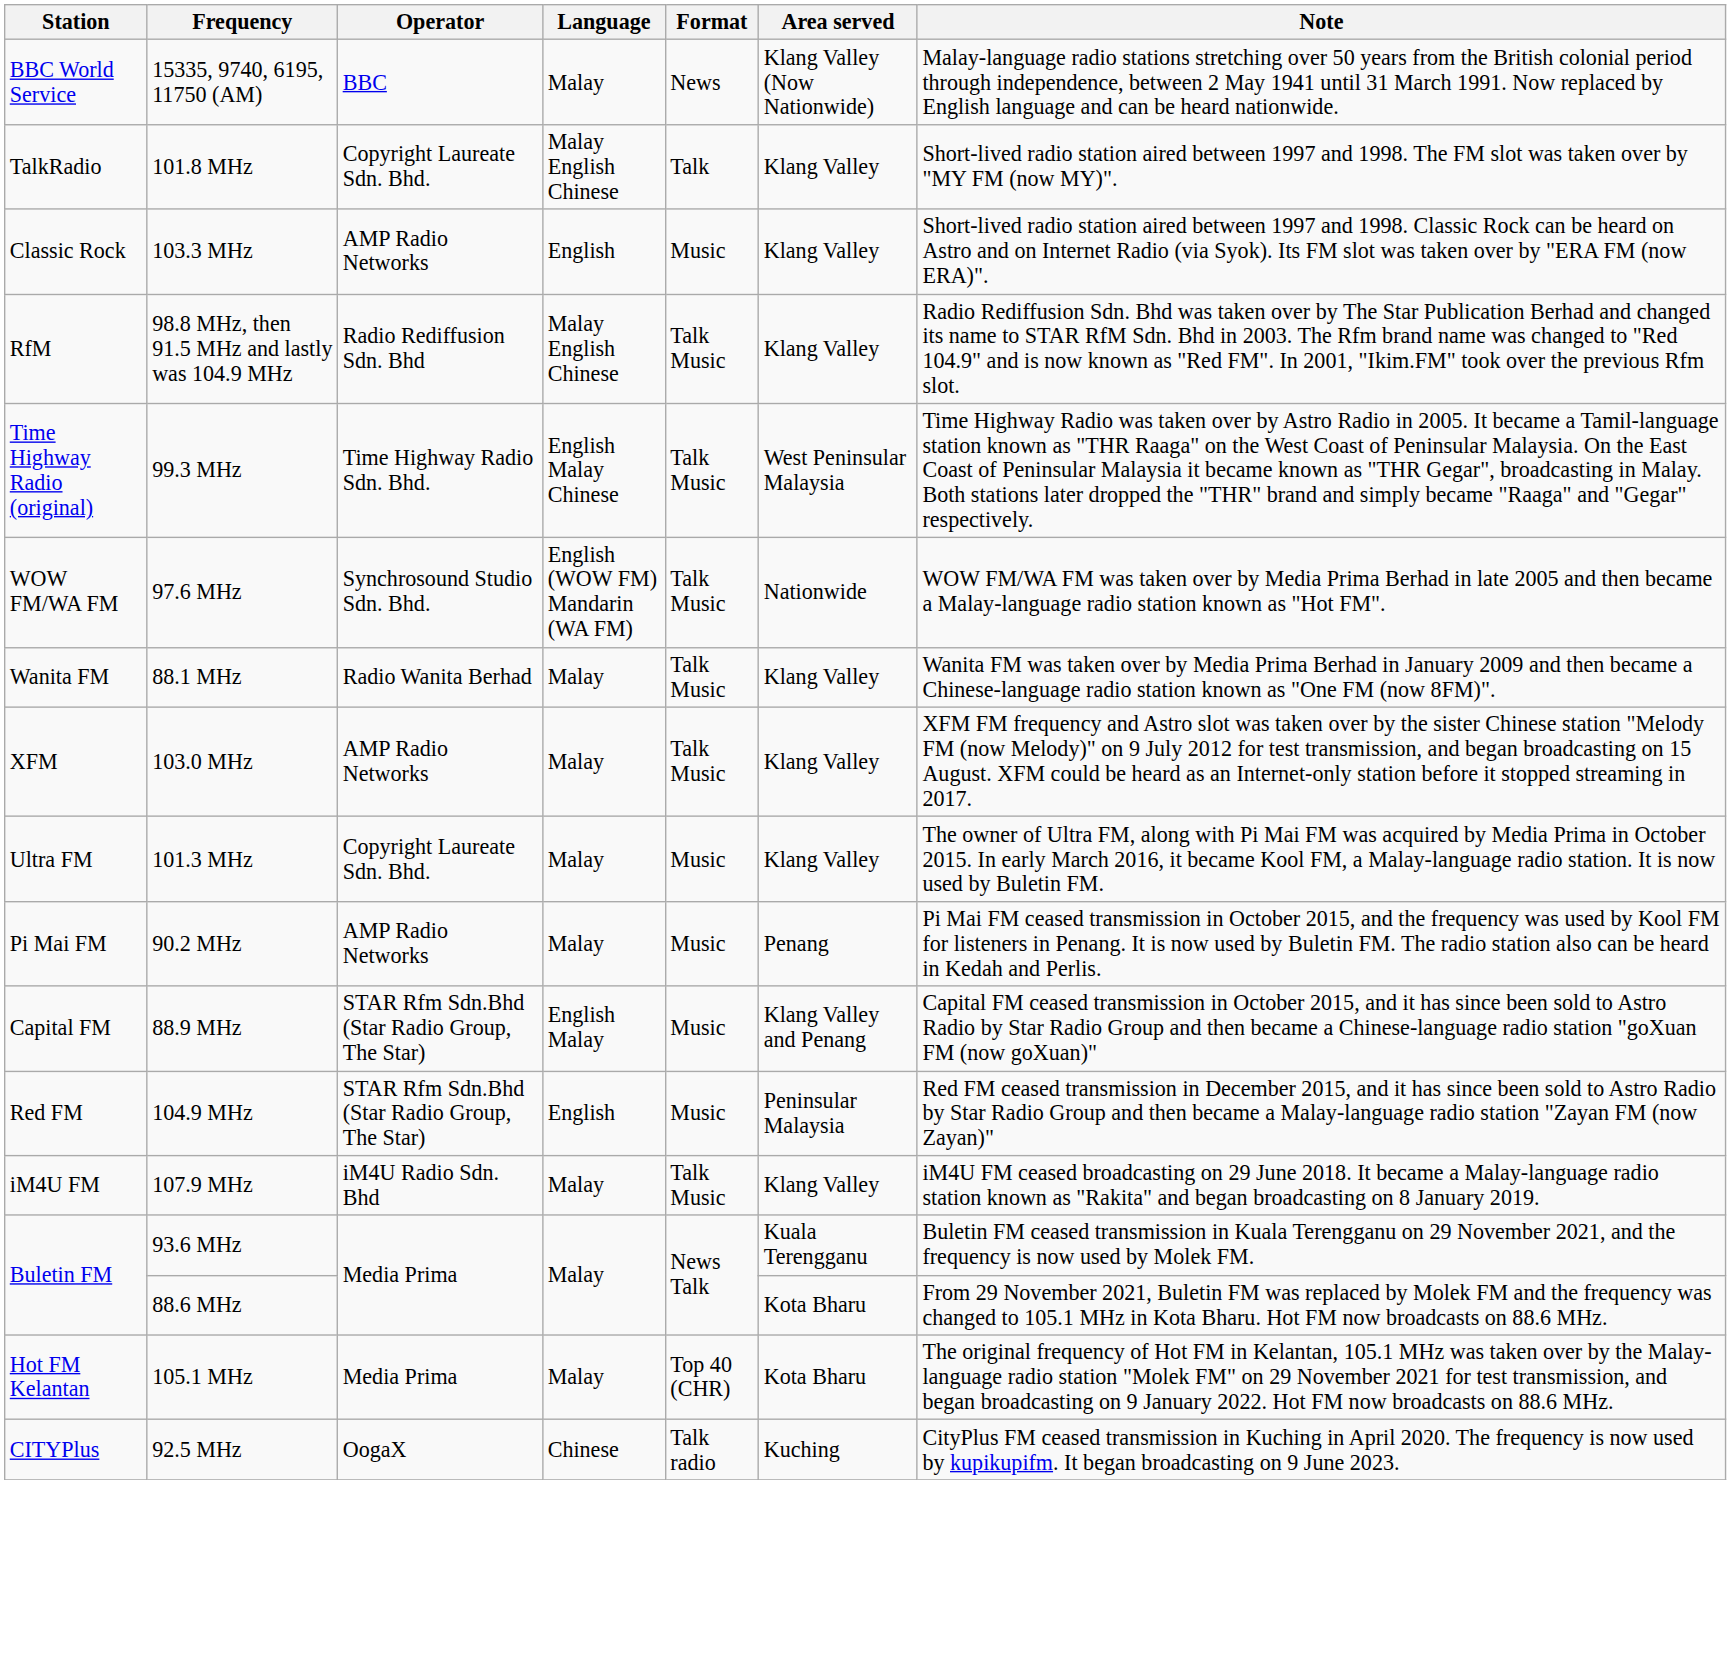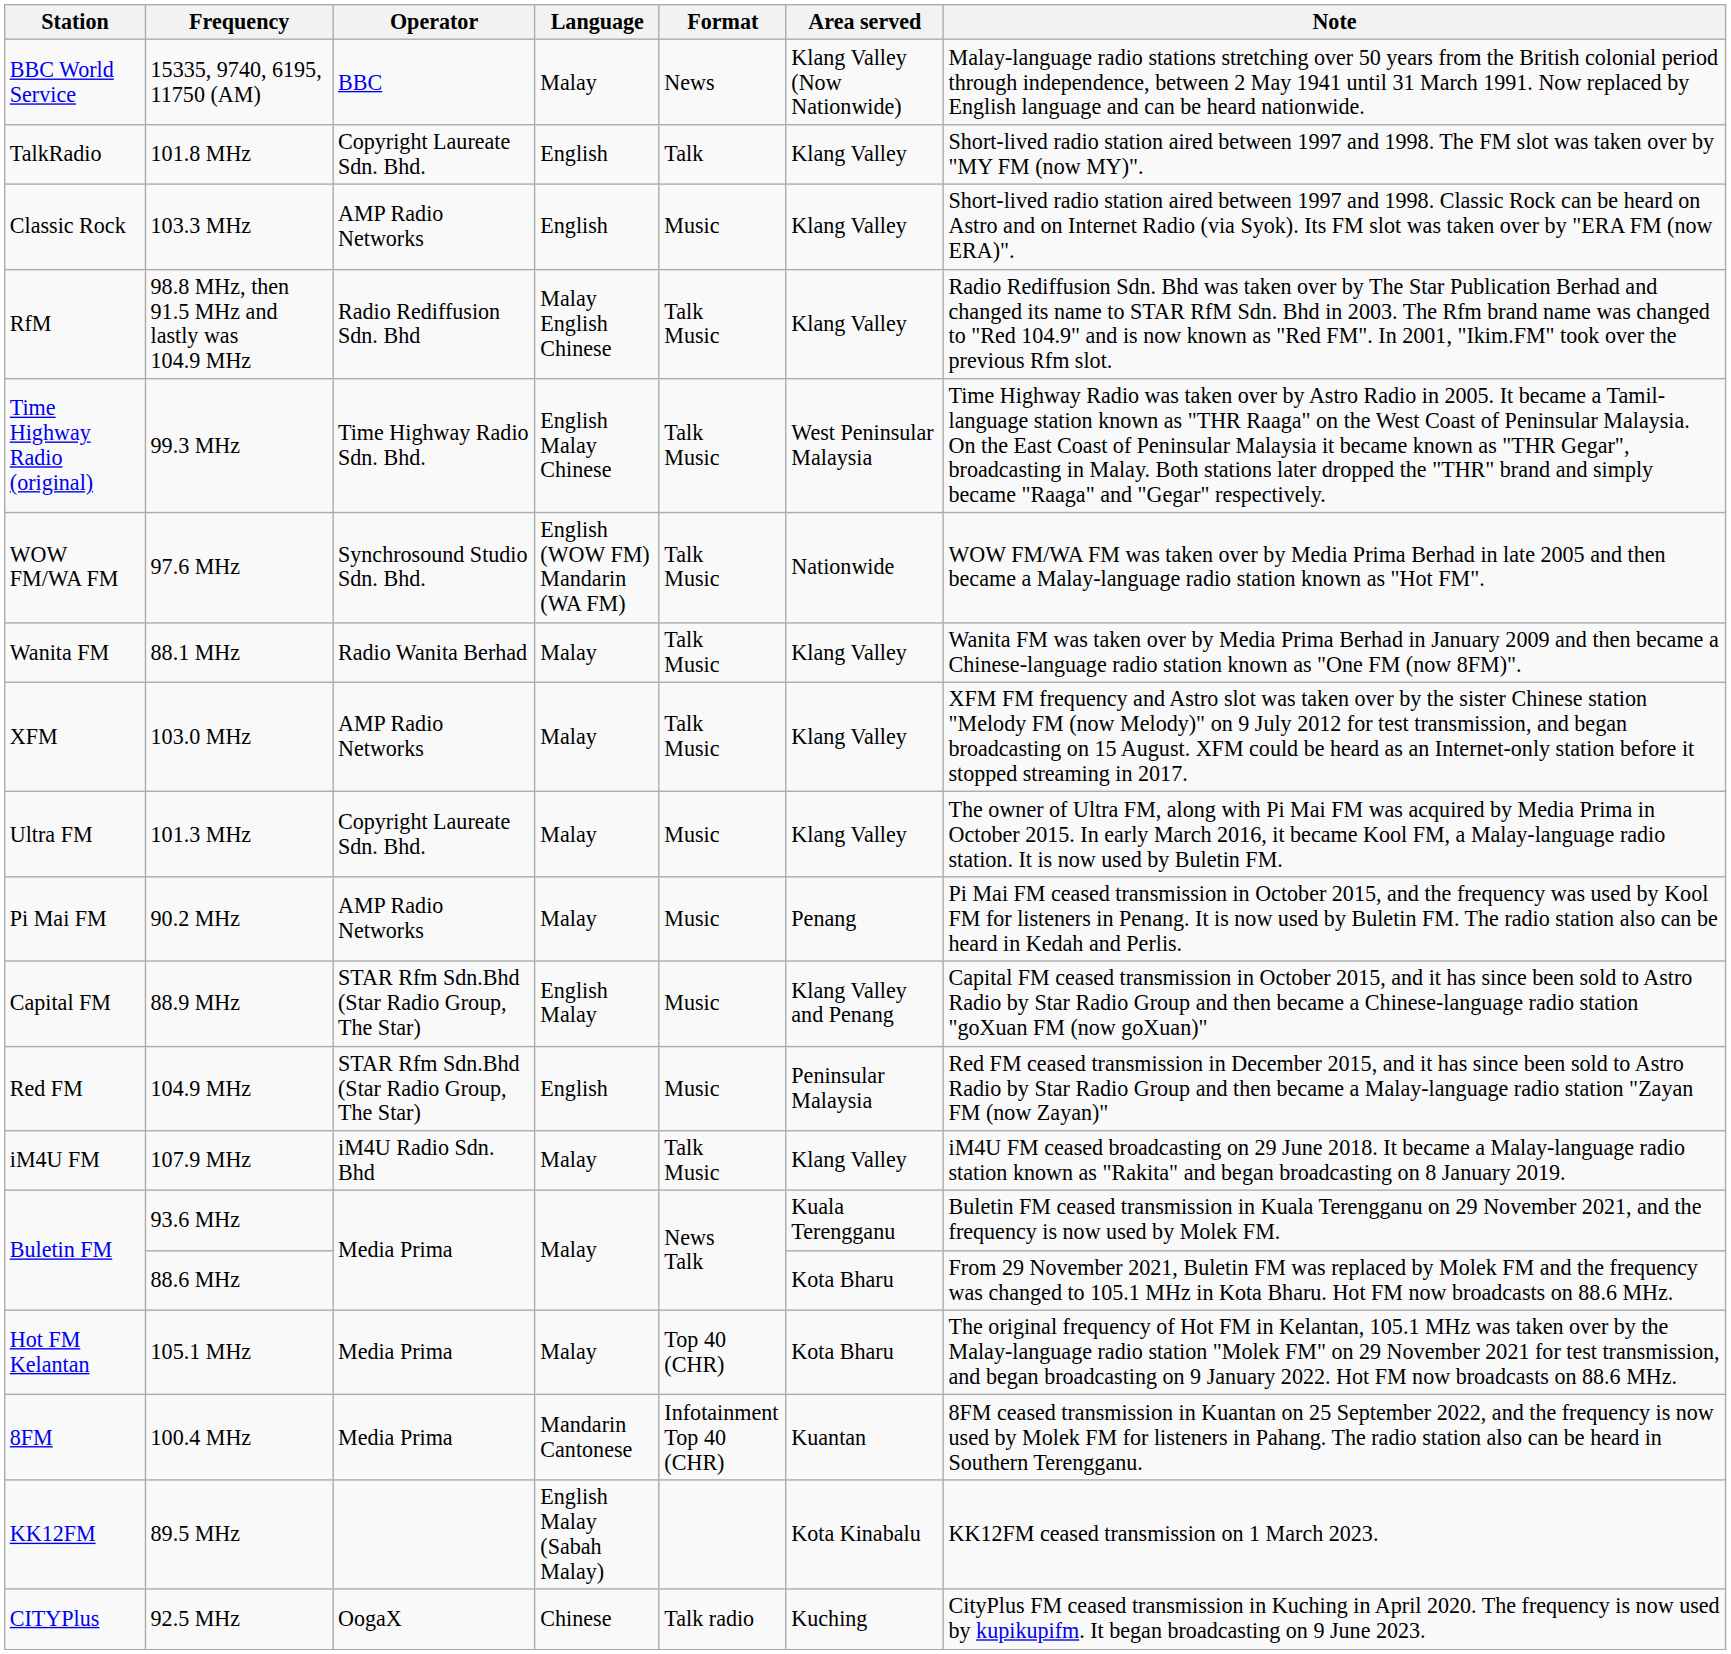(583, 166) Malay English Chinese -> (574, 154) English
+ row: (201, 1437)
+ row: (195, 1534)
